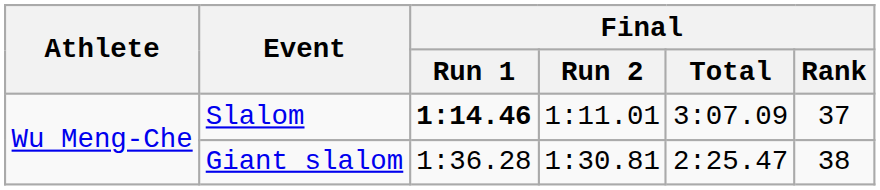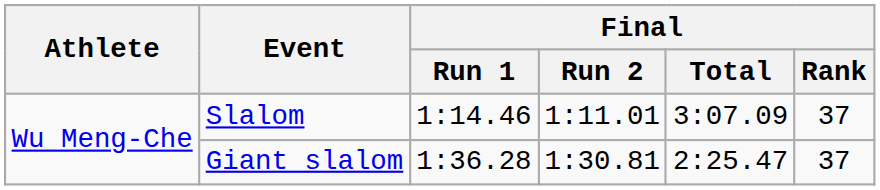(474, 117) bold -> (474, 117) normal
(834, 162) 38 -> (834, 162) 37
